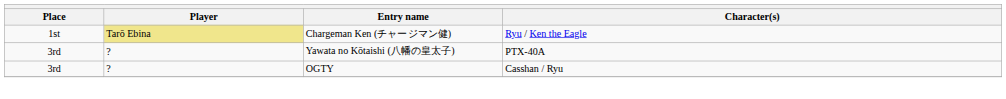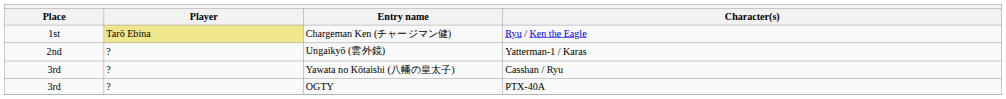+ row: (345, 51)
(525, 51) PTX-40A -> (534, 69) Casshan / Ryu
(534, 68) Casshan / Ryu -> (525, 86) PTX-40A
